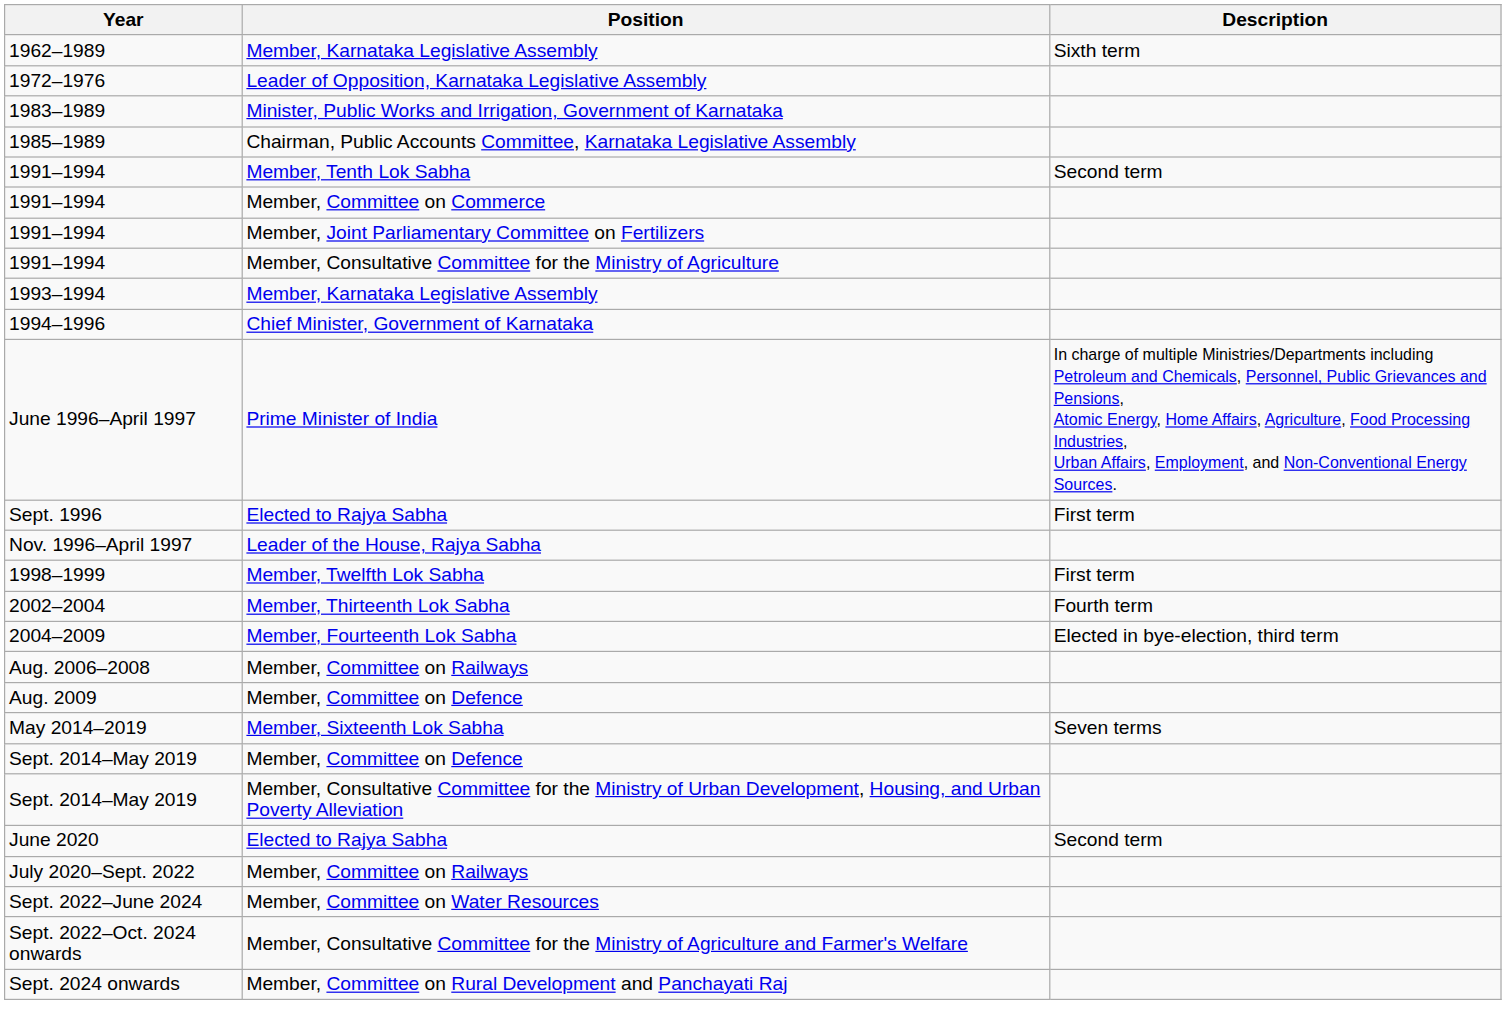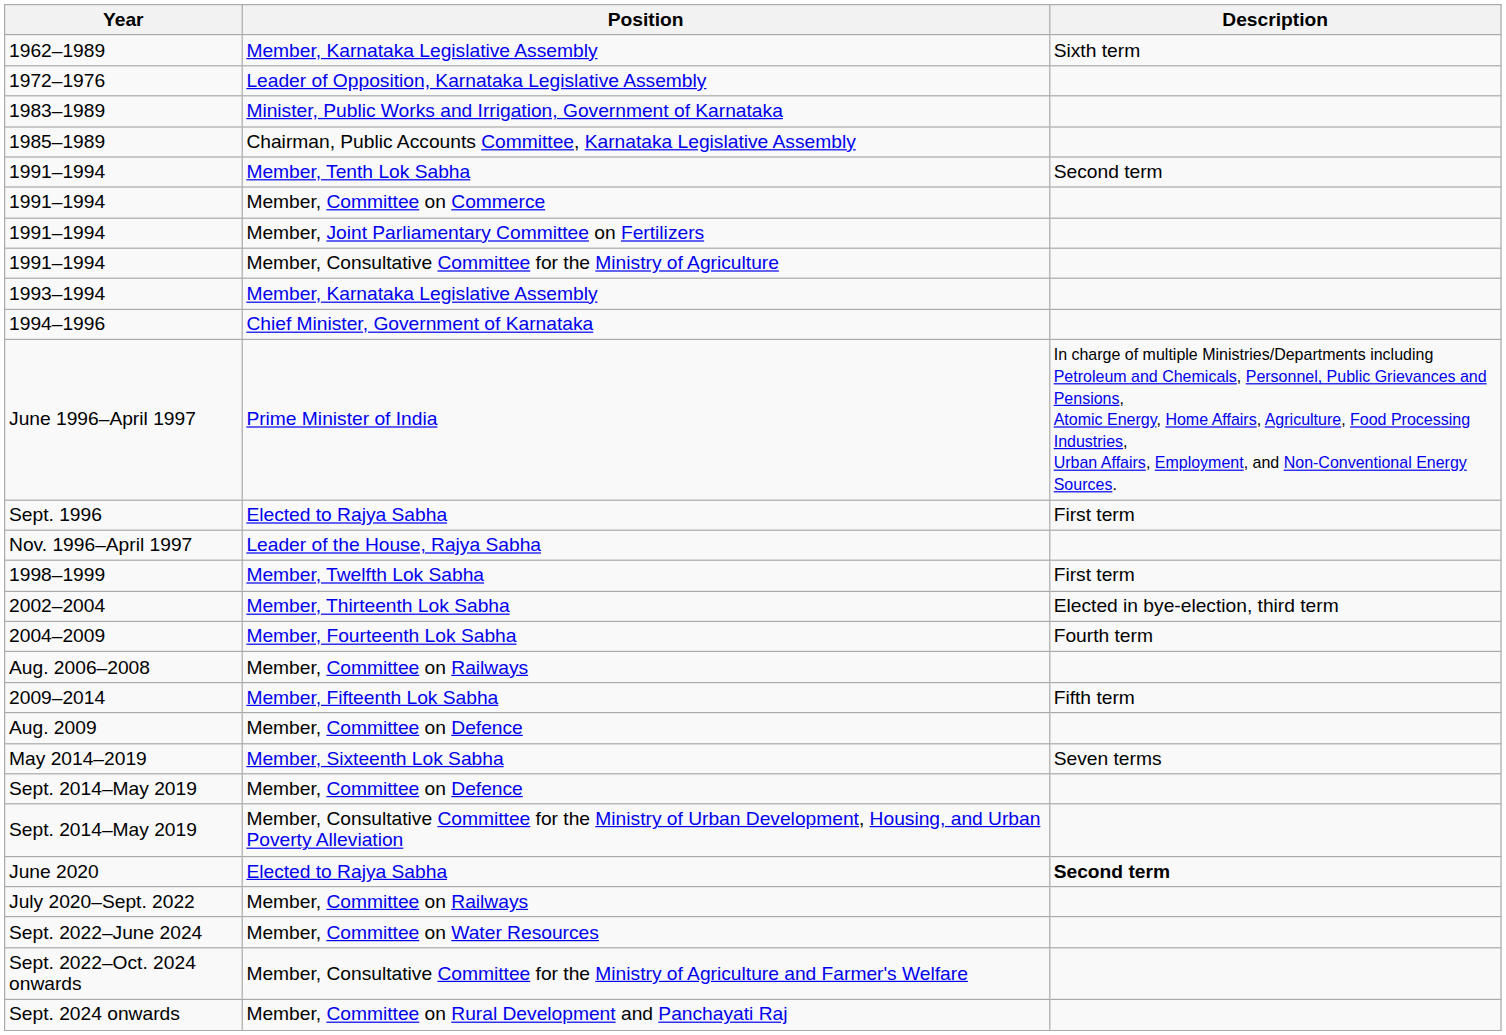(1103, 606) Fourth term -> (1196, 606) Elected in bye-election, third term
(1196, 636) Elected in bye-election, third term -> (1103, 636) Fourth term
+ row: (57, 697)
(1108, 840) normal -> (1112, 871) bold
